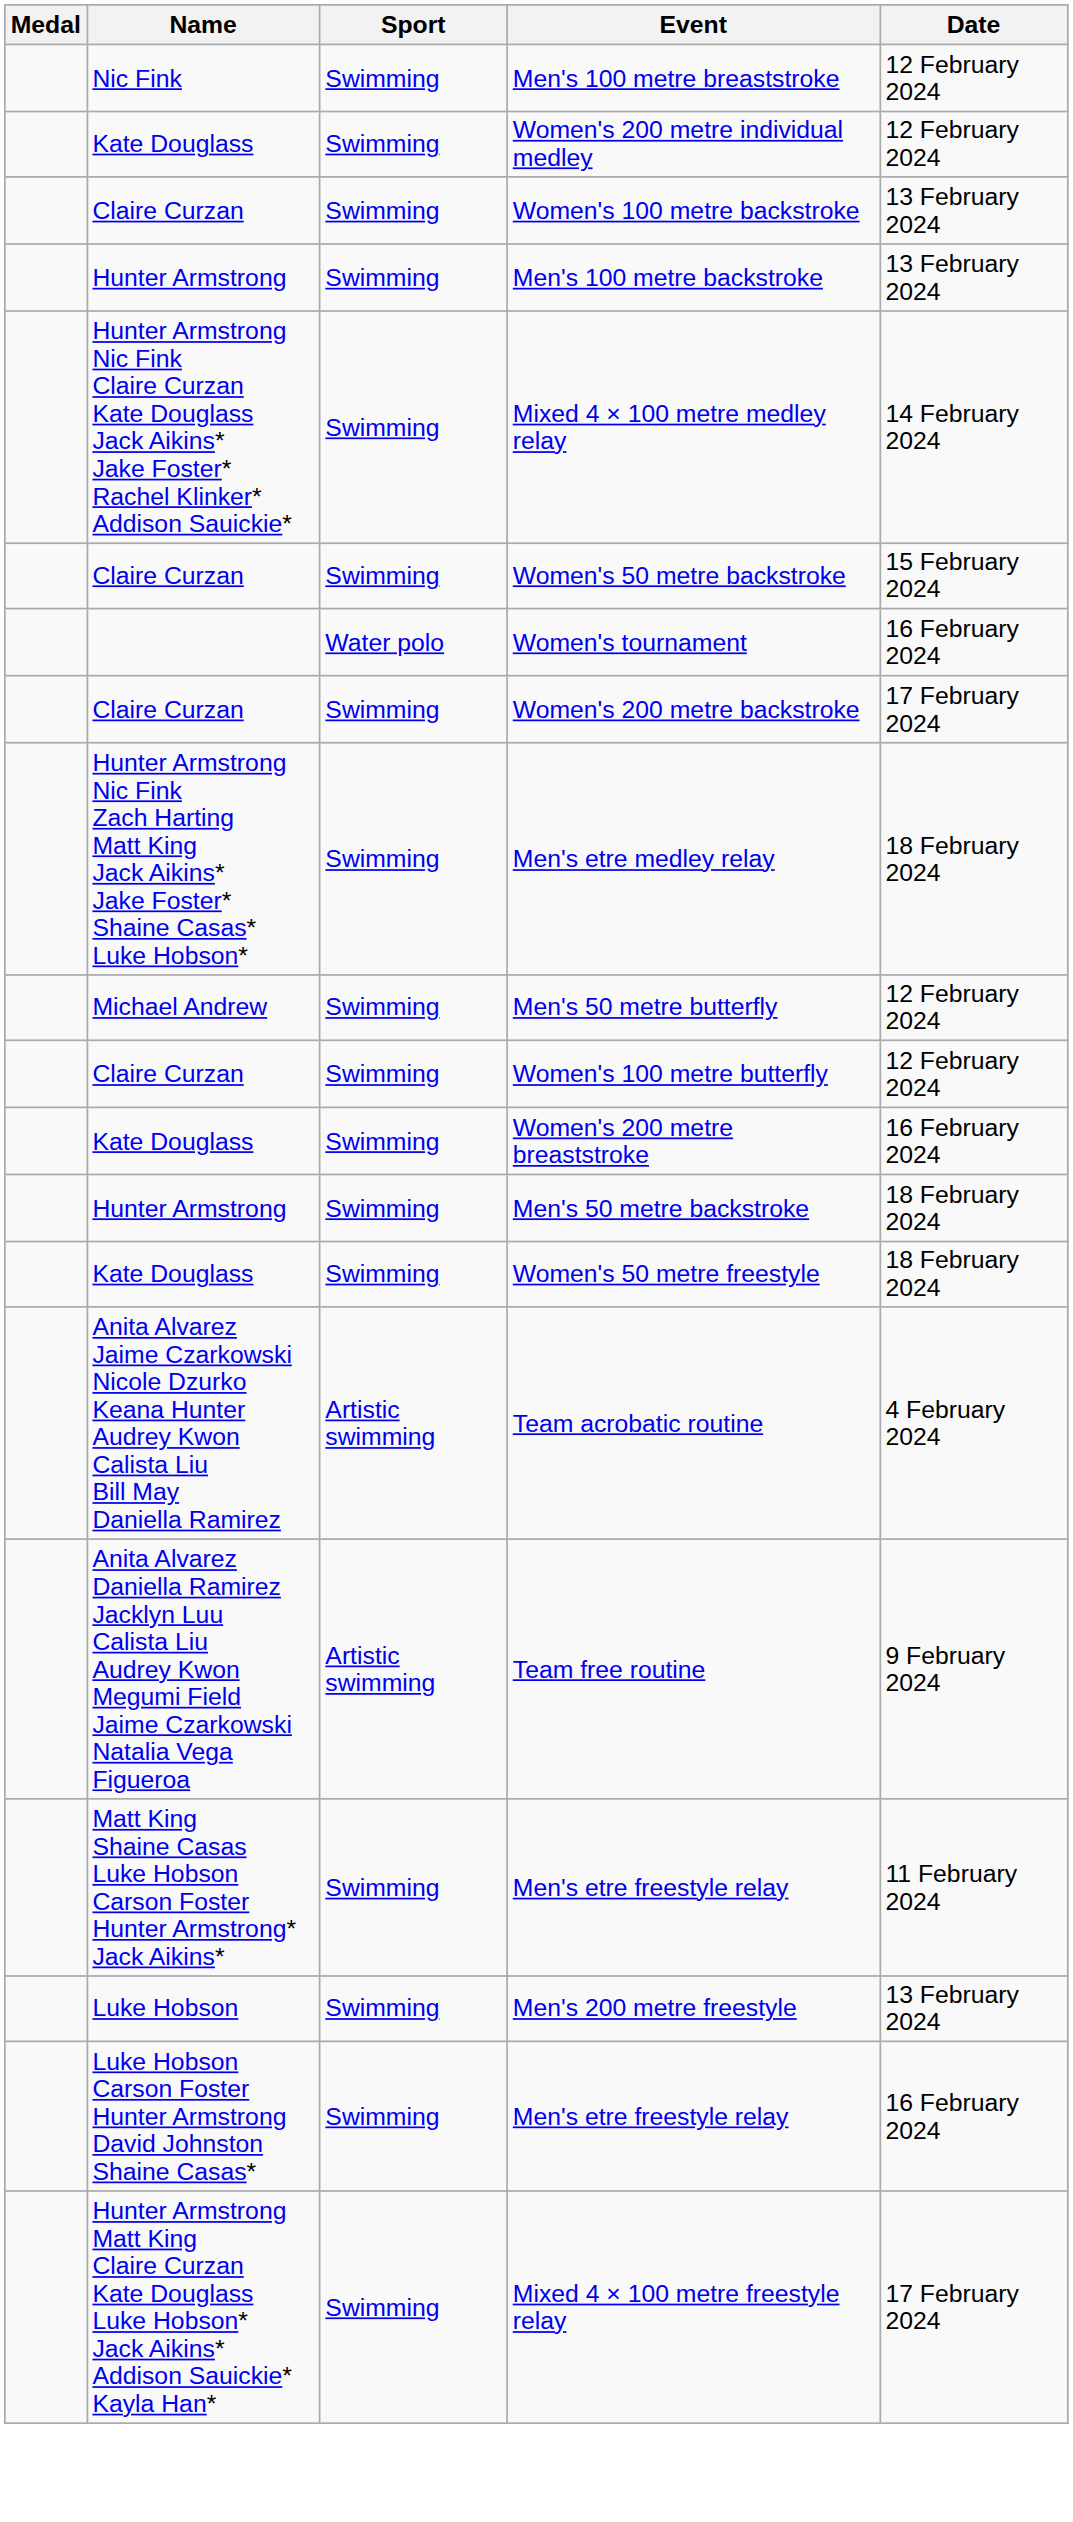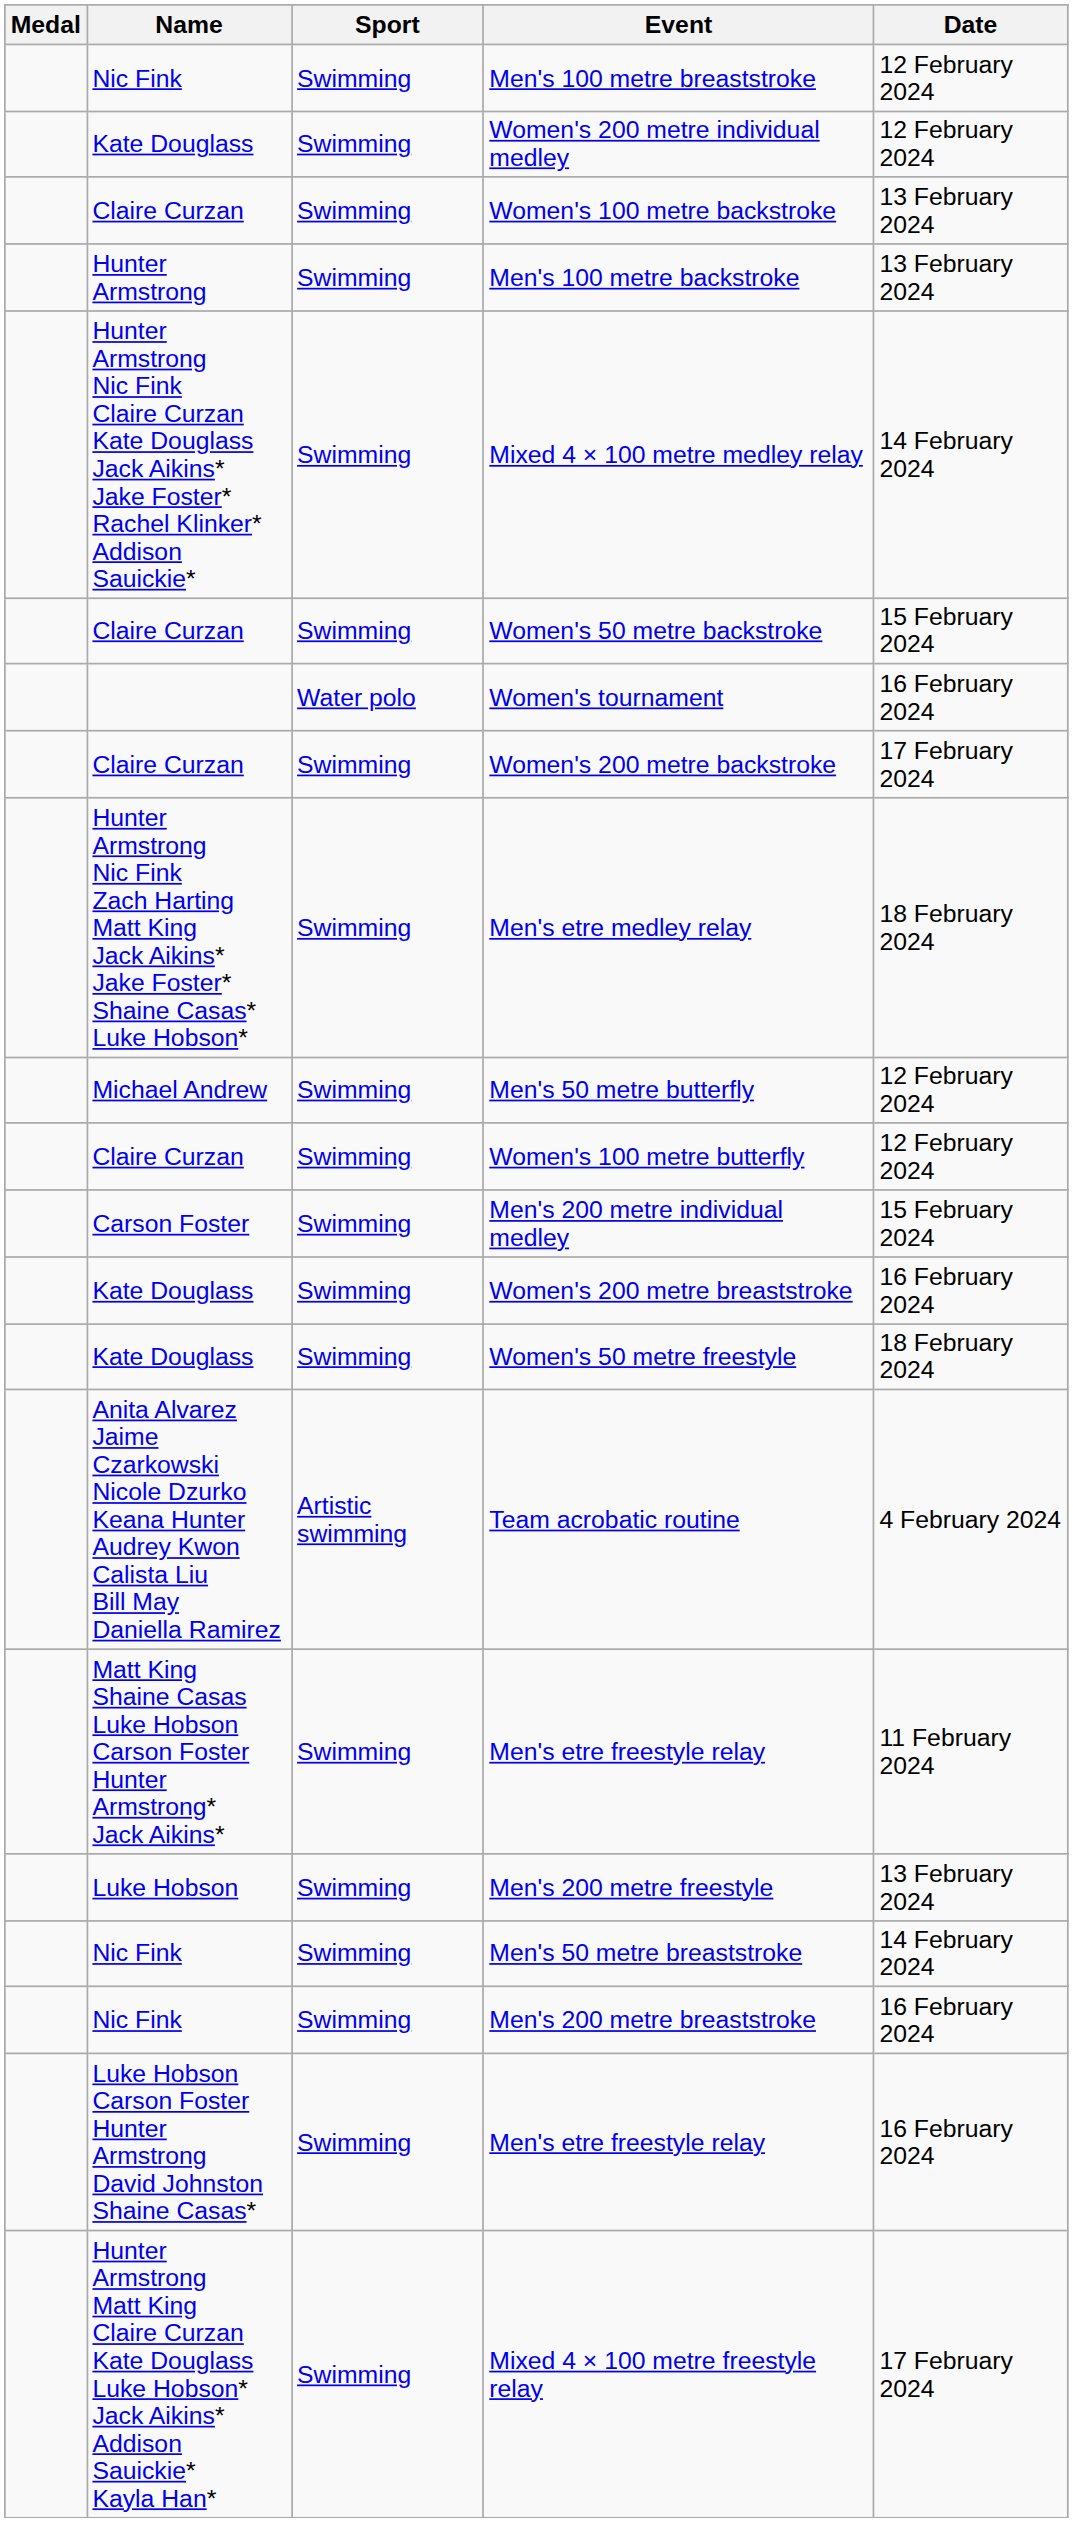+ row: (171, 1224)
- row: (189, 1208)
- row: (192, 1669)
+ row: (137, 1954)
+ row: (137, 2020)
